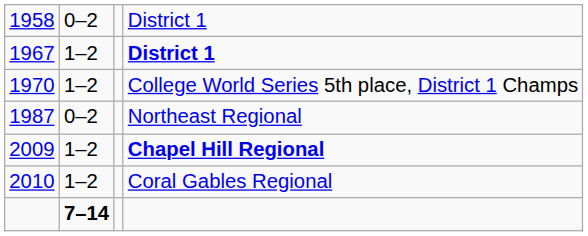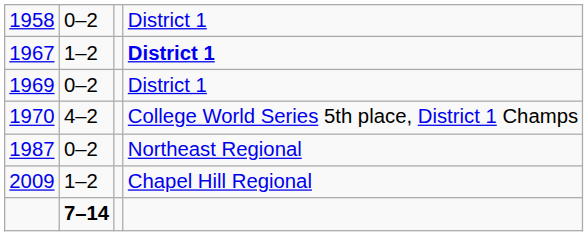+ row: (32, 85)
(81, 85) 1–2 -> (81, 117) 4–2
(226, 149) bold -> (220, 181) normal
- row: (32, 181)
